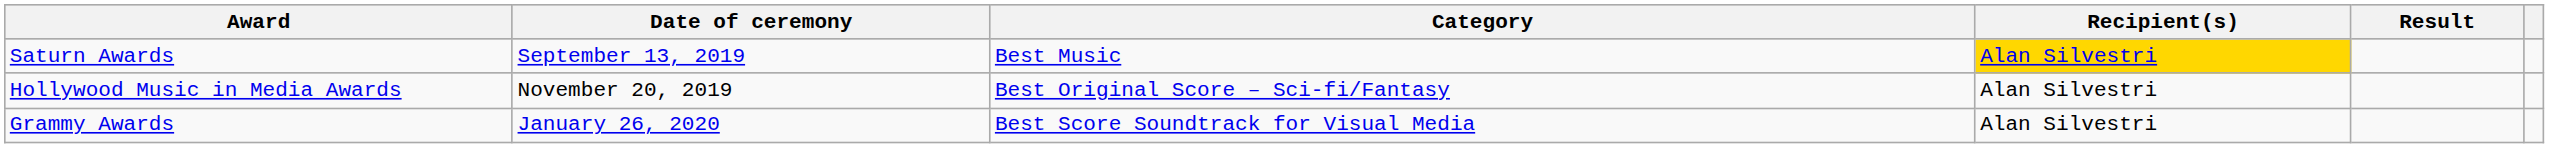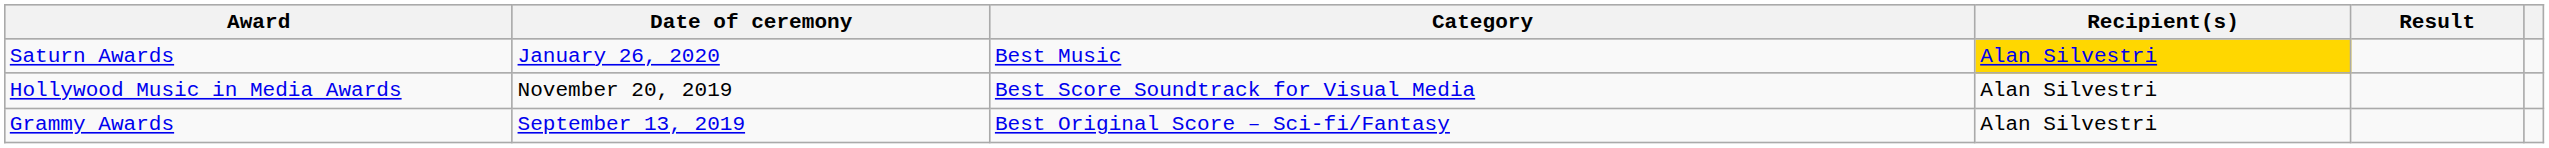(631, 56) September 13, 2019 -> (619, 56) January 26, 2020
(1222, 91) Best Original Score – Sci-fi/Fantasy -> (1235, 91) Best Score Soundtrack for Visual Media
(619, 125) January 26, 2020 -> (631, 125) September 13, 2019
(1235, 125) Best Score Soundtrack for Visual Media -> (1222, 125) Best Original Score – Sci-fi/Fantasy
